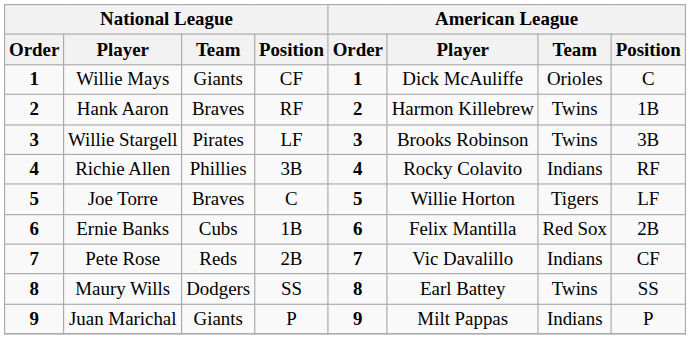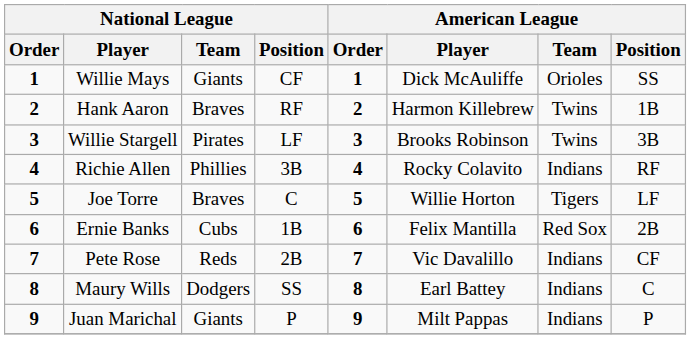(648, 79) C -> (648, 79) SS
(575, 288) Twins -> (575, 288) Indians
(648, 288) SS -> (648, 288) C
